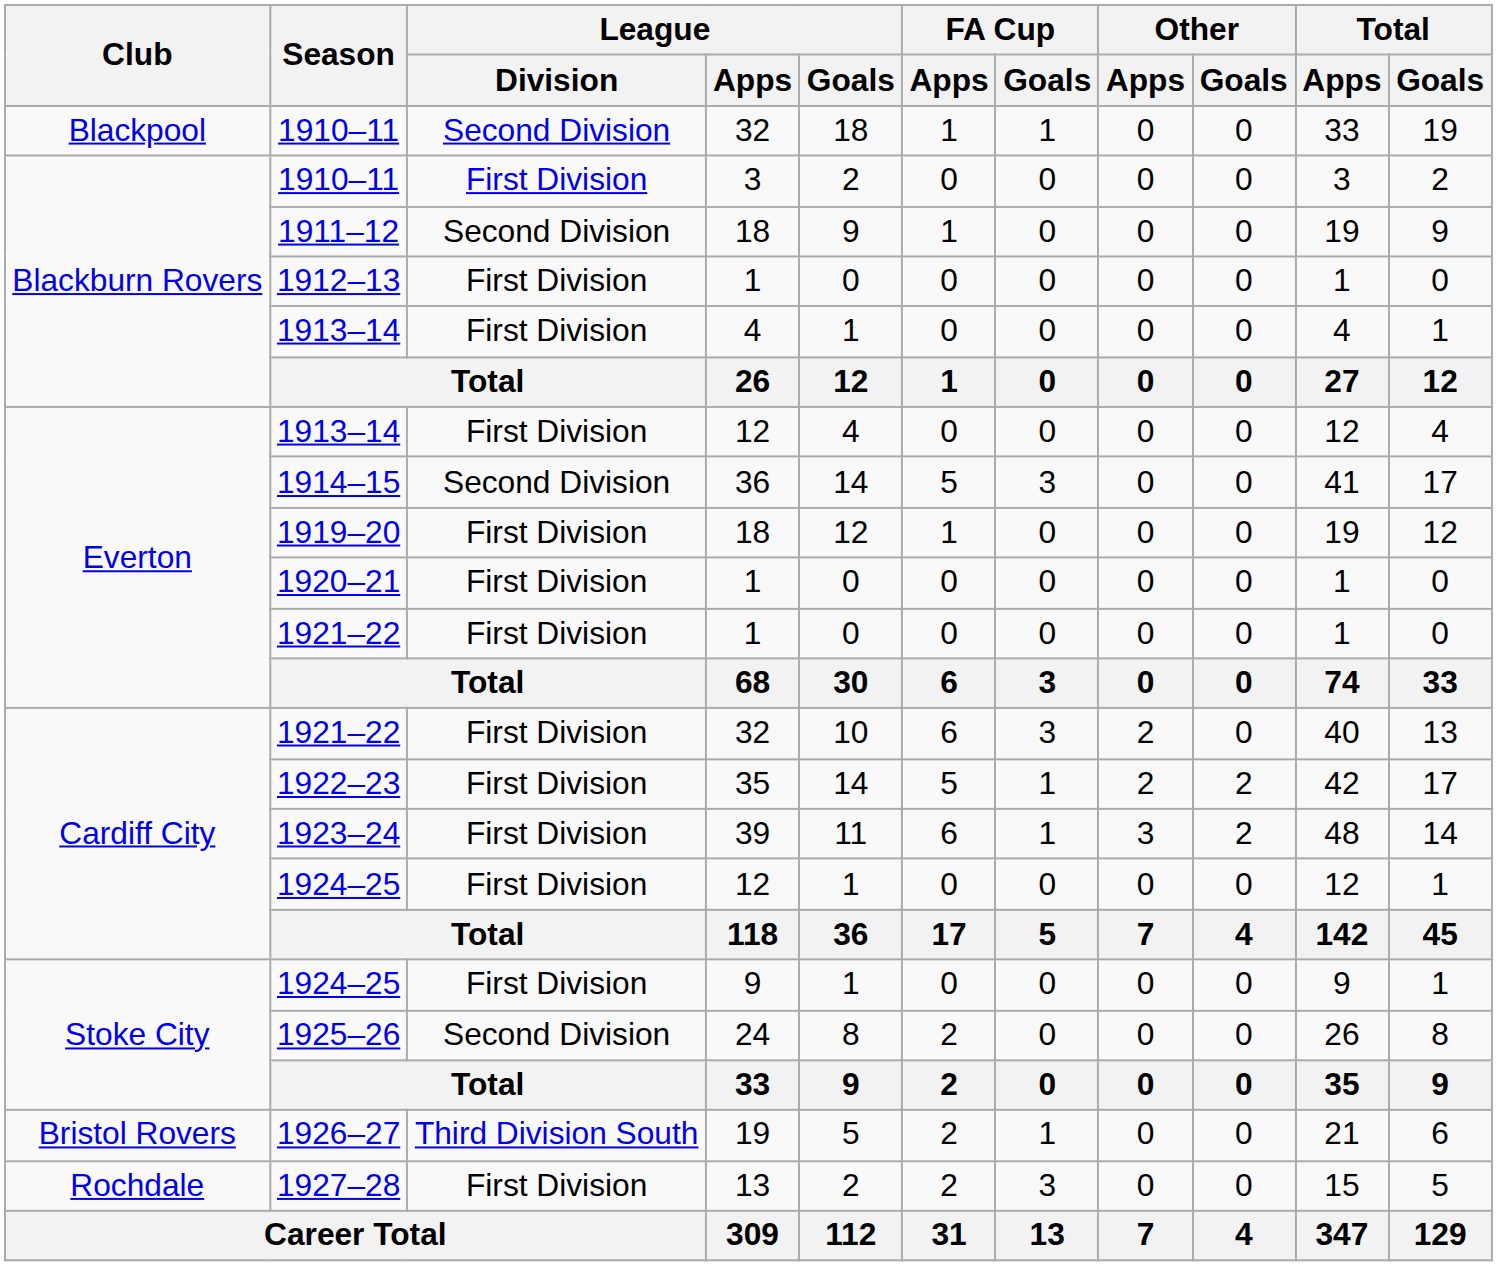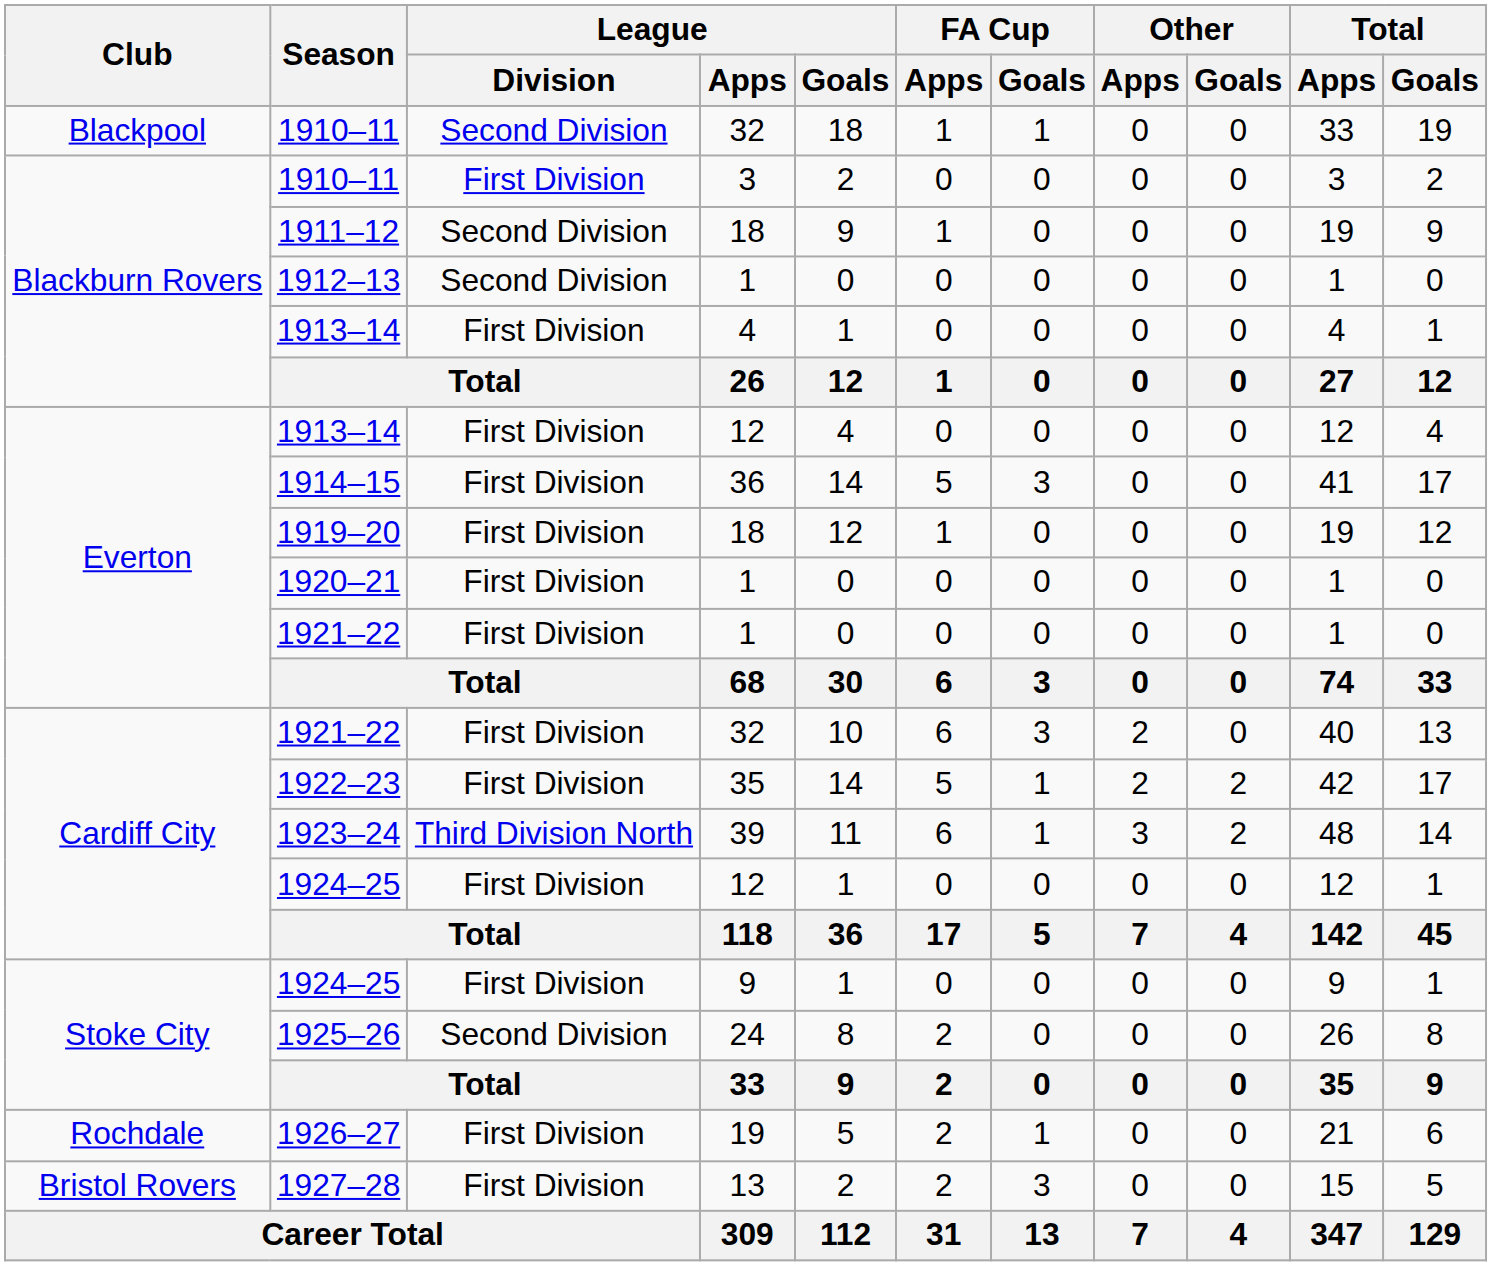(557, 280) First Division -> (554, 280) Second Division
(557, 481) Second Division -> (554, 481) First Division
(557, 833) First Division -> (554, 833) Third Division North
(137, 1134) Bristol Rovers -> (137, 1134) Rochdale
(557, 1134) Third Division South -> (554, 1134) First Division
(137, 1185) Rochdale -> (137, 1185) Bristol Rovers
